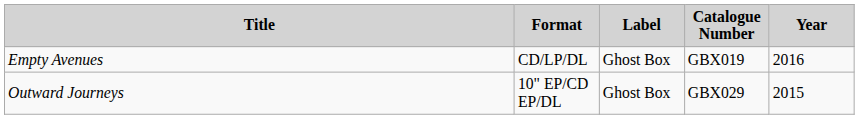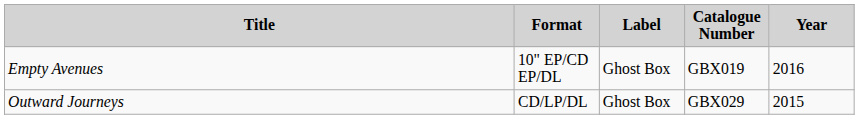(553, 59) CD/LP/DL -> (553, 68) 10" EP/CD EP/DL
(553, 93) 10" EP/CD EP/DL -> (553, 101) CD/LP/DL
